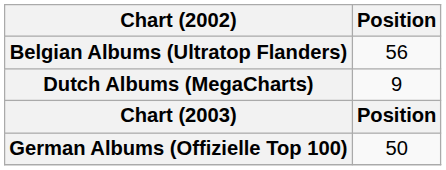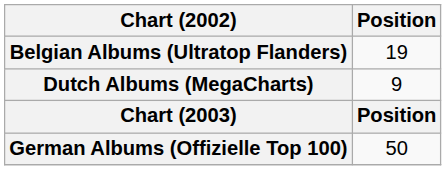(397, 52) 56 -> (397, 52) 19
